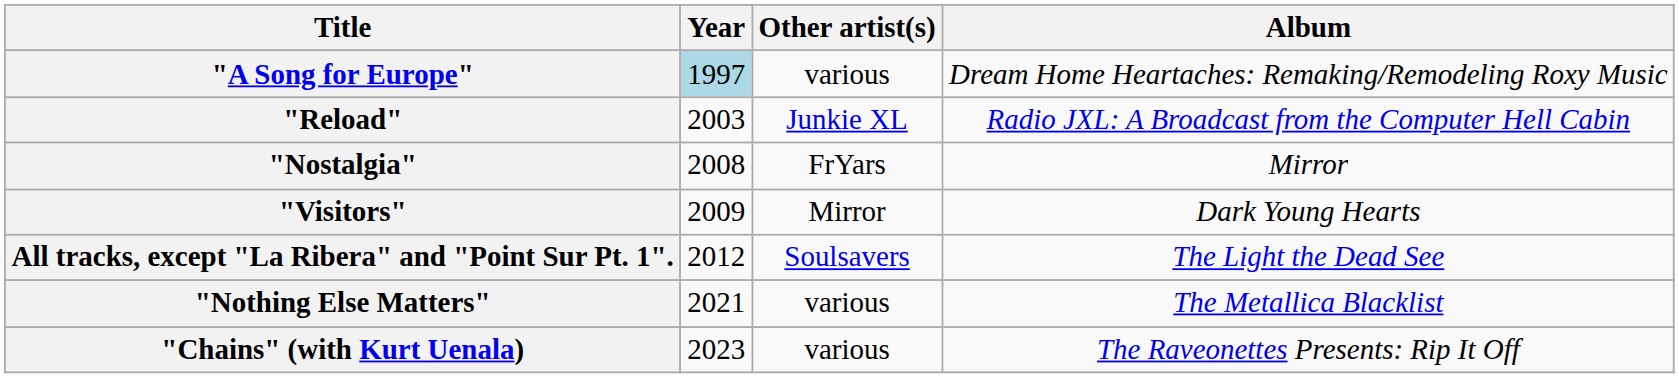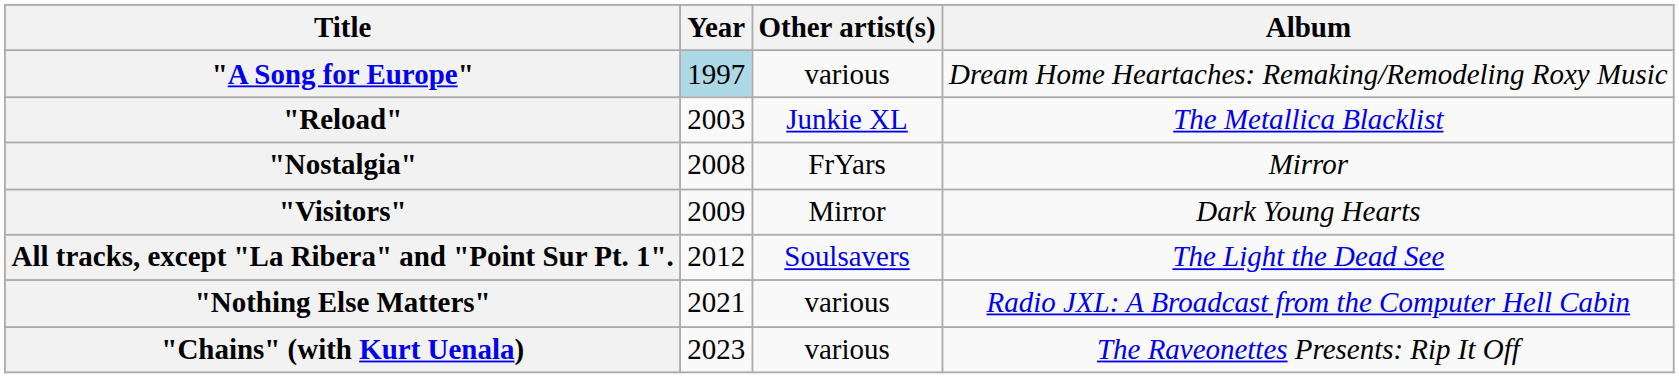(1308, 119) Radio JXL: A Broadcast from the Computer Hell Cabin -> (1308, 119) The Metallica Blacklist
(1308, 303) The Metallica Blacklist -> (1308, 303) Radio JXL: A Broadcast from the Computer Hell Cabin
